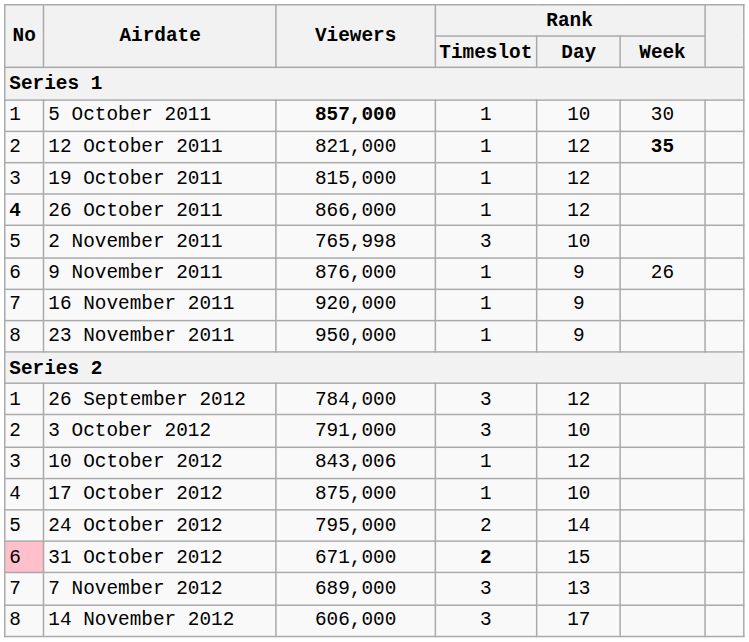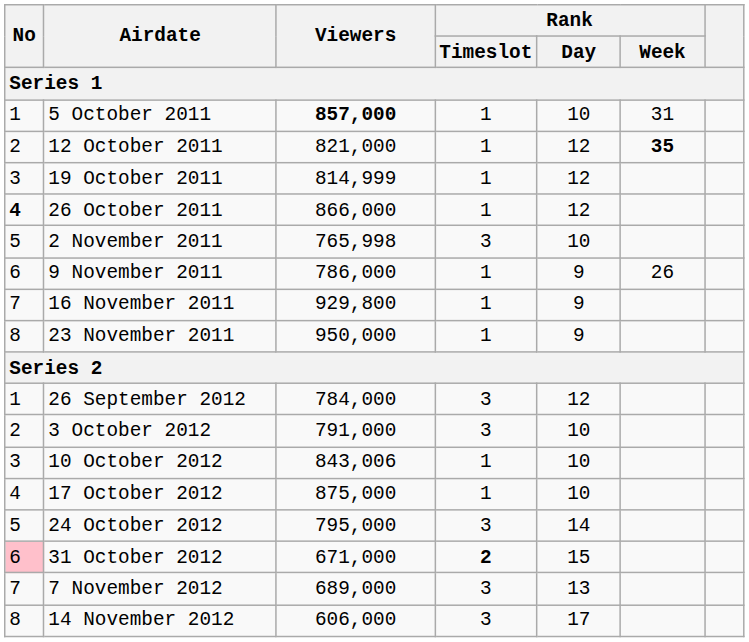(662, 115) 30 -> (662, 115) 31
(356, 178) 815,000 -> (356, 178) 814,999
(356, 273) 876,000 -> (356, 273) 786,000
(356, 305) 920,000 -> (356, 305) 929,800
(579, 463) 12 -> (579, 463) 10
(486, 526) 2 -> (486, 526) 3
